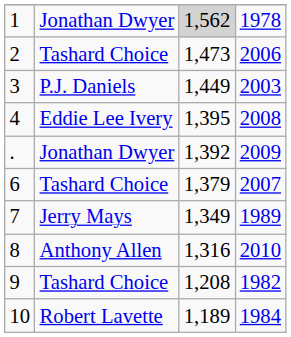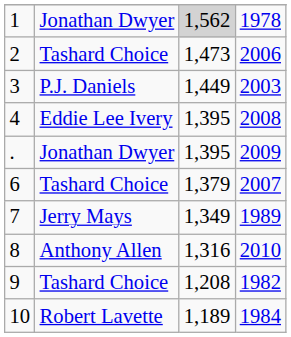(207, 151) 1,392 -> (207, 151) 1,395
